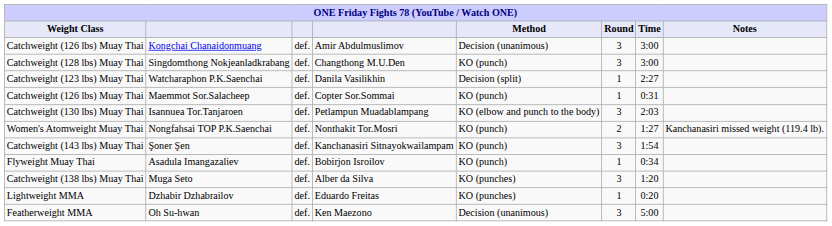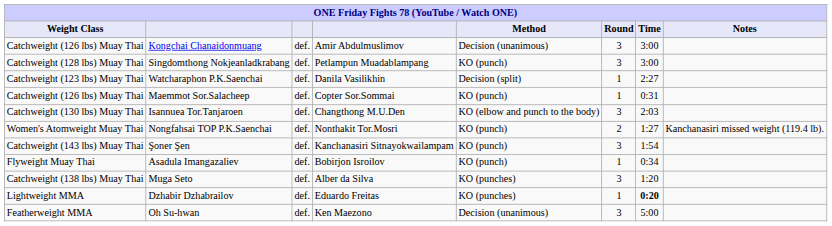(360, 62) Changthong M.U.Den -> (372, 62) Petlampun Muadablampang
(372, 112) Petlampun Muadablampang -> (360, 112) Changthong M.U.Den
(649, 195) normal -> (649, 195) bold
